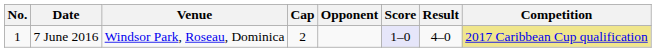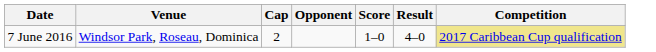- column: (17, 15)
(400, 36) lavender background -> (374, 36) no background
